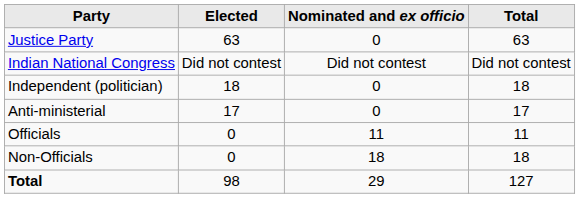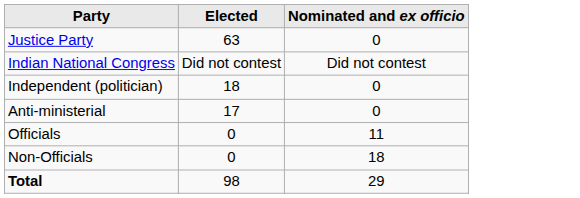- column: (521, 16)
